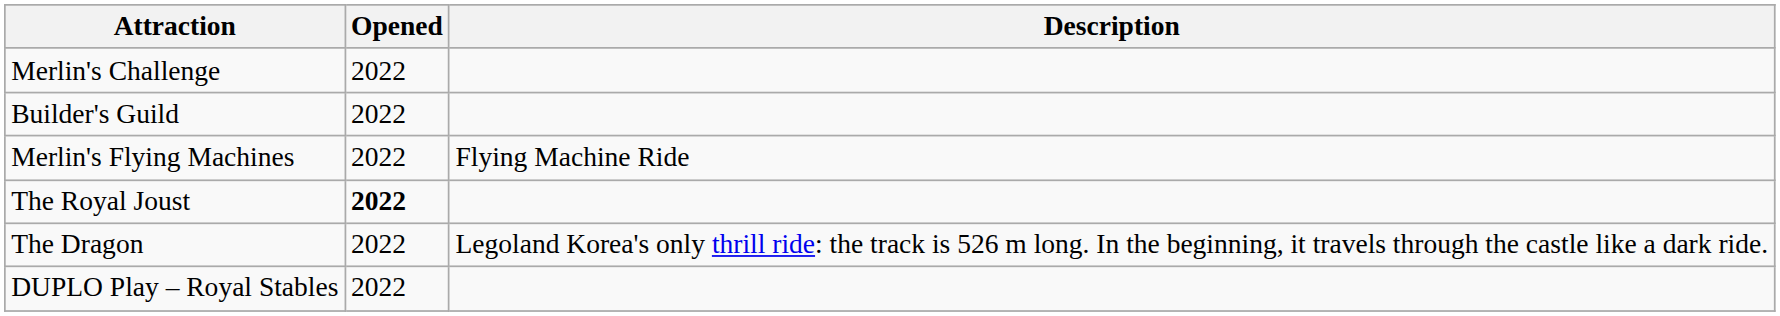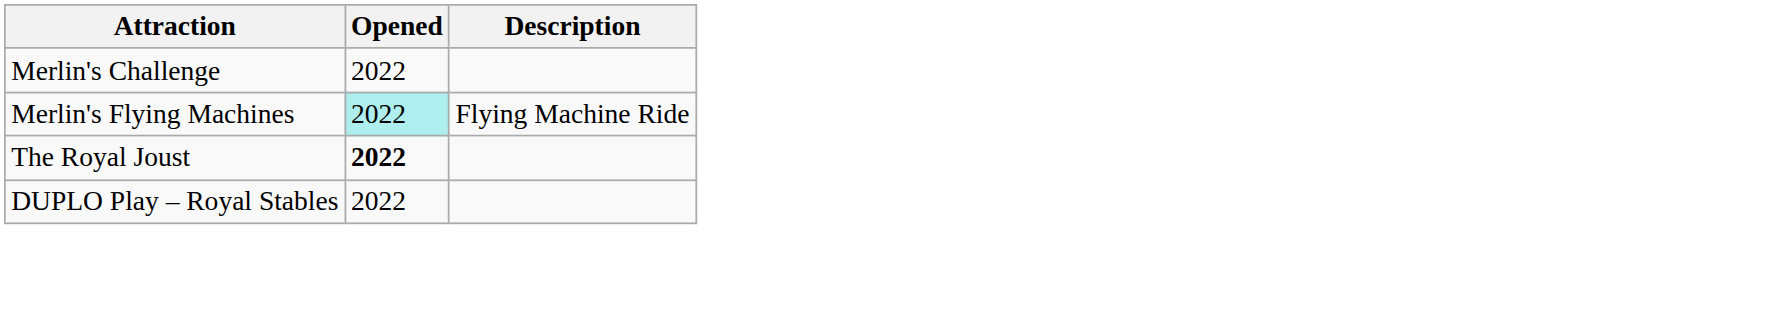- row: (95, 113)
(379, 157) no background -> (379, 113) paleturquoise background
- row: (77, 244)
